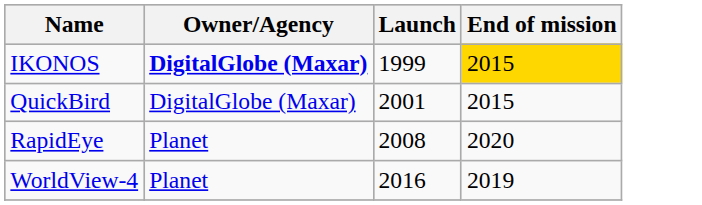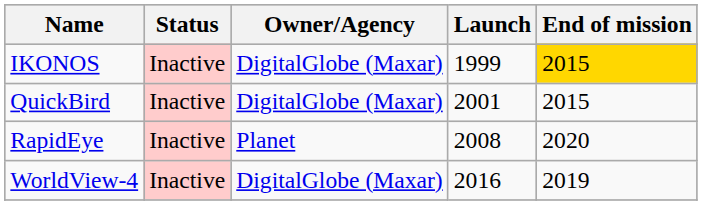+ column: (187, 24)
(258, 63) bold -> (339, 63) normal
(179, 180) Planet -> (339, 180) DigitalGlobe (Maxar)
